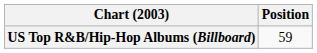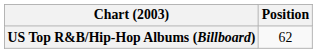(285, 37) 59 -> (285, 37) 62
